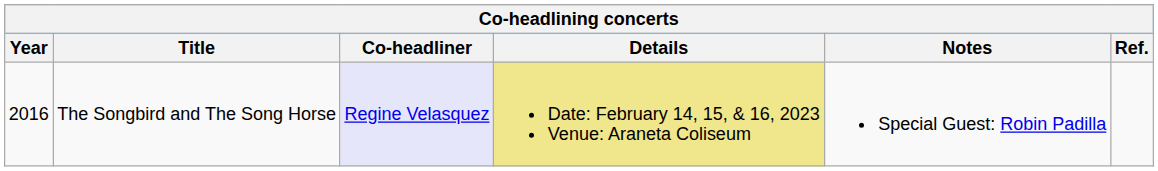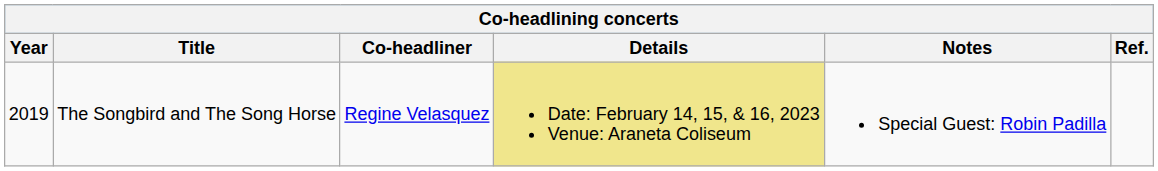(29, 114) 2016 -> (29, 114) 2019
(417, 114) lavender background -> (417, 114) no background
